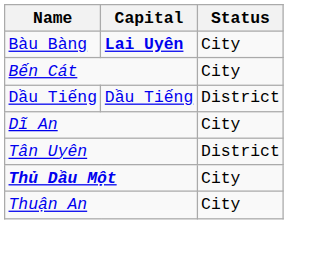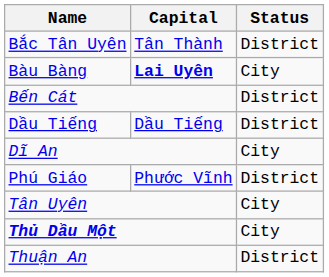+ row: (68, 45)
(221, 71) City -> (280, 98) District
+ row: (48, 178)
(240, 151) District -> (260, 205) City
(221, 205) City -> (280, 258) District
